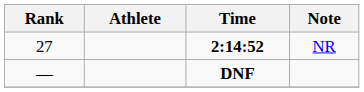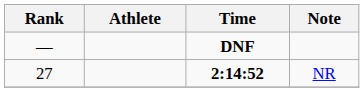rows swapped: (237, 45) <-> (237, 73)
